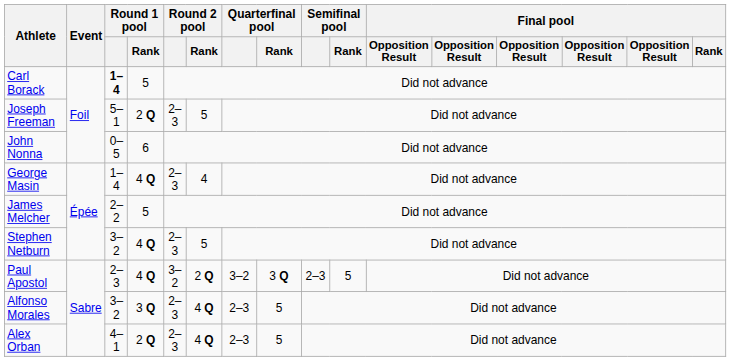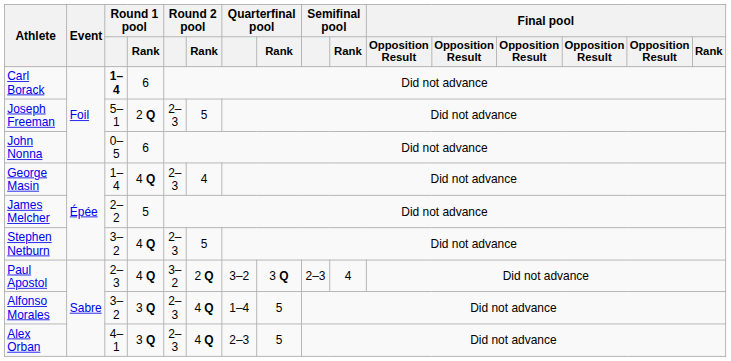(146, 83) 5 -> (146, 83) 6
(348, 276) 5 -> (348, 276) 4
(239, 308) 2–3 -> (239, 308) 1–4
(146, 341) 2 Q -> (146, 341) 3 Q
